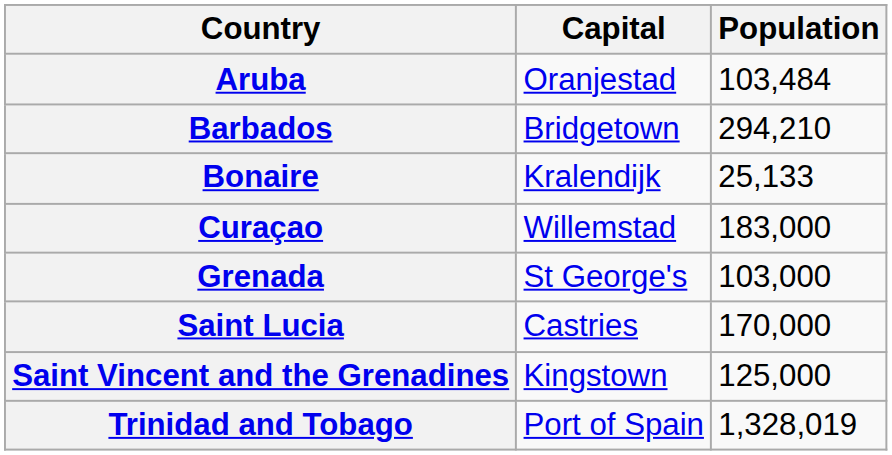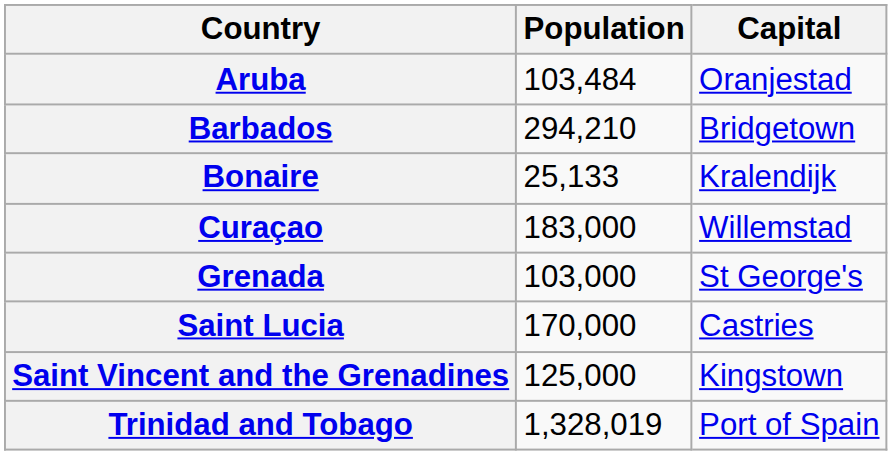columns swapped: (614, 29) <-> (799, 29)
